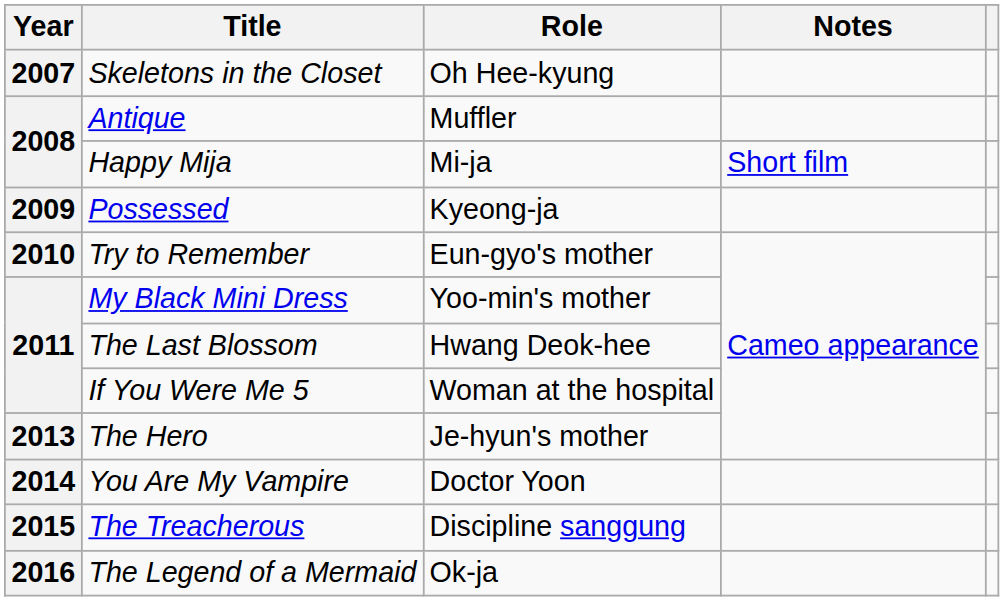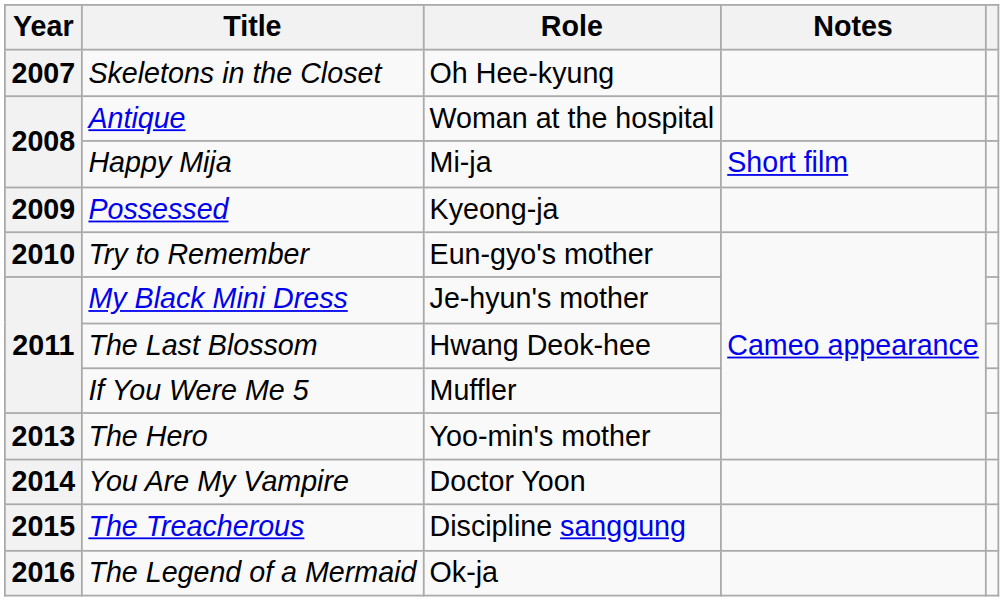(473, 118) Muffler -> (572, 118) Woman at the hospital
(540, 299) Yoo-min's mother -> (539, 299) Je-hyun's mother
(572, 390) Woman at the hospital -> (473, 390) Muffler
(539, 436) Je-hyun's mother -> (540, 436) Yoo-min's mother
